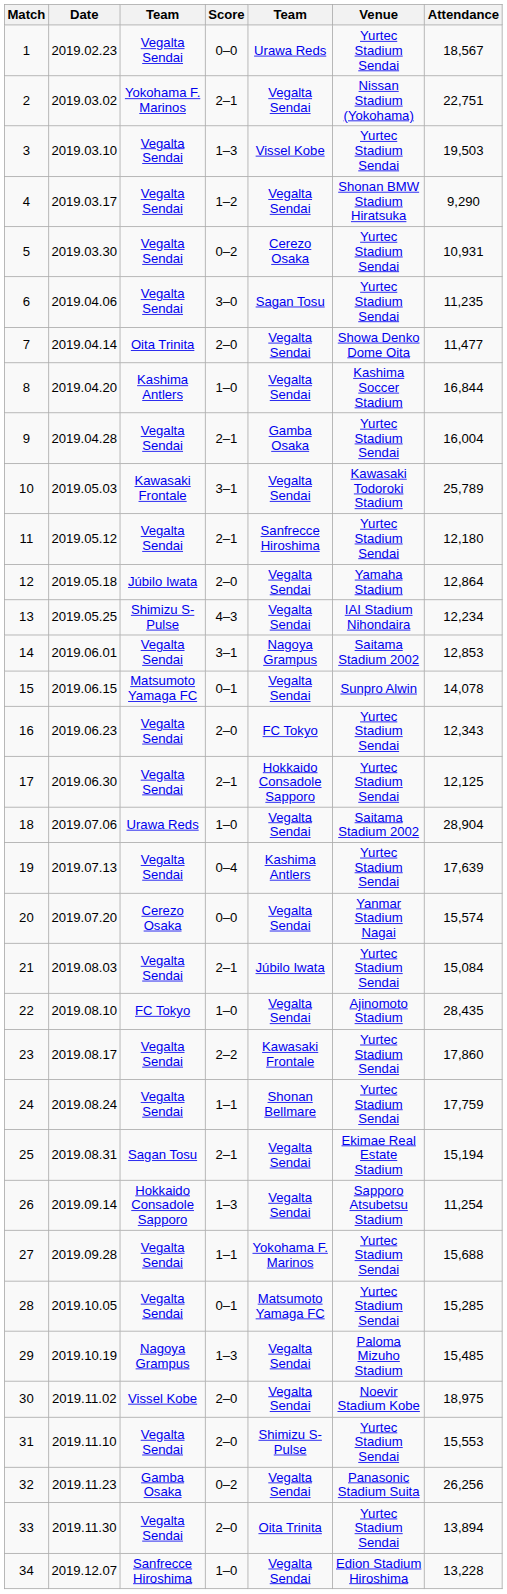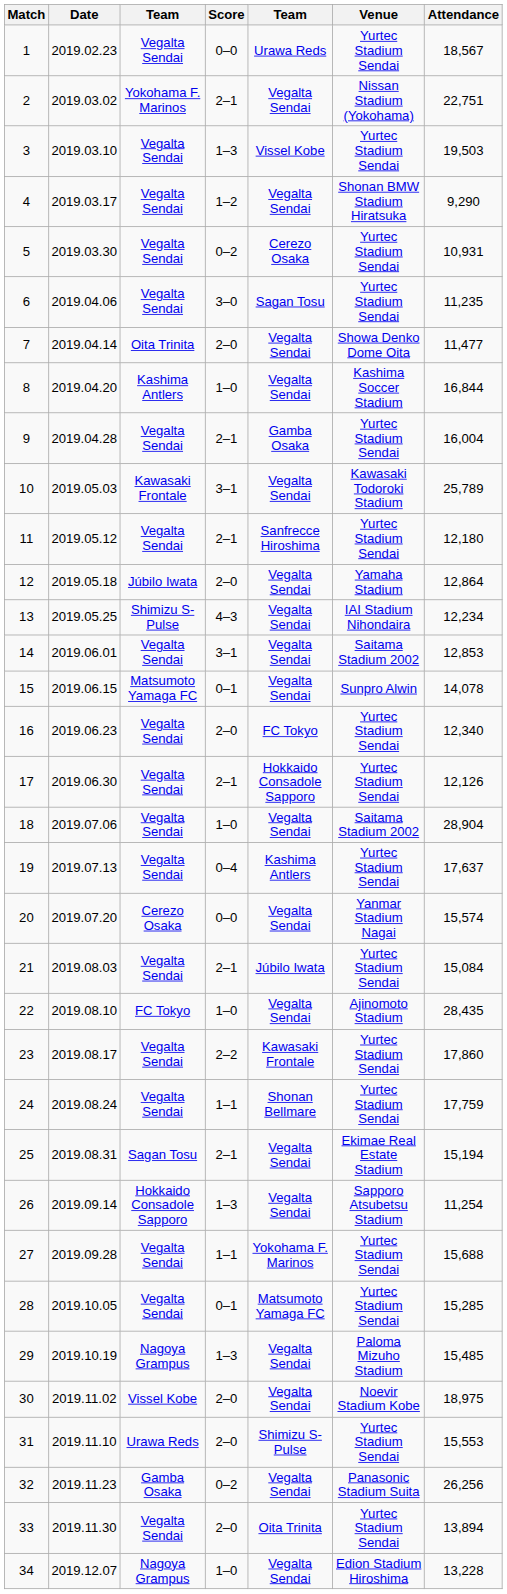(290, 653) Nagoya Grampus -> (290, 653) Vegalta Sendai
(463, 731) 12,343 -> (463, 731) 12,340
(463, 781) 12,125 -> (463, 781) 12,126
(163, 824) Urawa Reds -> (163, 824) Vegalta Sendai
(463, 867) 17,639 -> (463, 867) 17,637
(163, 1442) Vegalta Sendai -> (163, 1442) Urawa Reds
(163, 1571) Sanfrecce Hiroshima -> (163, 1571) Nagoya Grampus
